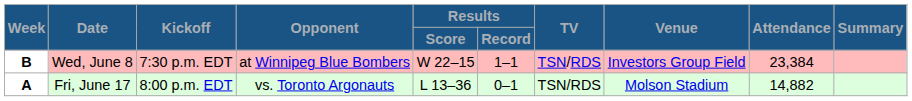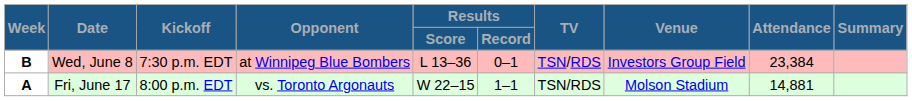(446, 62) W 22–15 -> (446, 62) L 13–36
(506, 62) 1–1 -> (506, 62) 0–1
(446, 85) L 13–36 -> (446, 85) W 22–15
(506, 85) 0–1 -> (506, 85) 1–1
(792, 85) 14,882 -> (792, 85) 14,881
